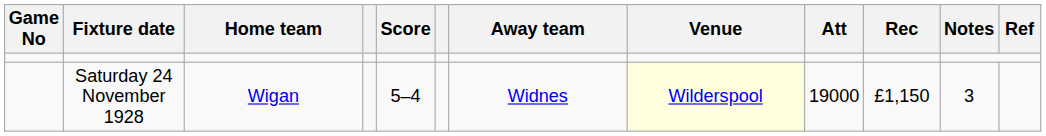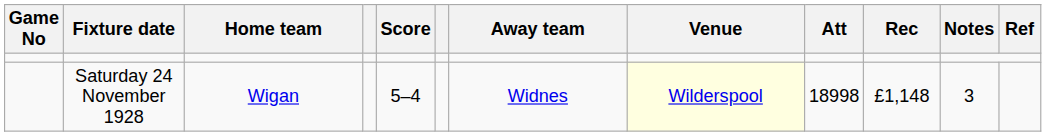(834, 96) 19000 -> (834, 96) 18998
(902, 96) £1,150 -> (902, 96) £1,148
